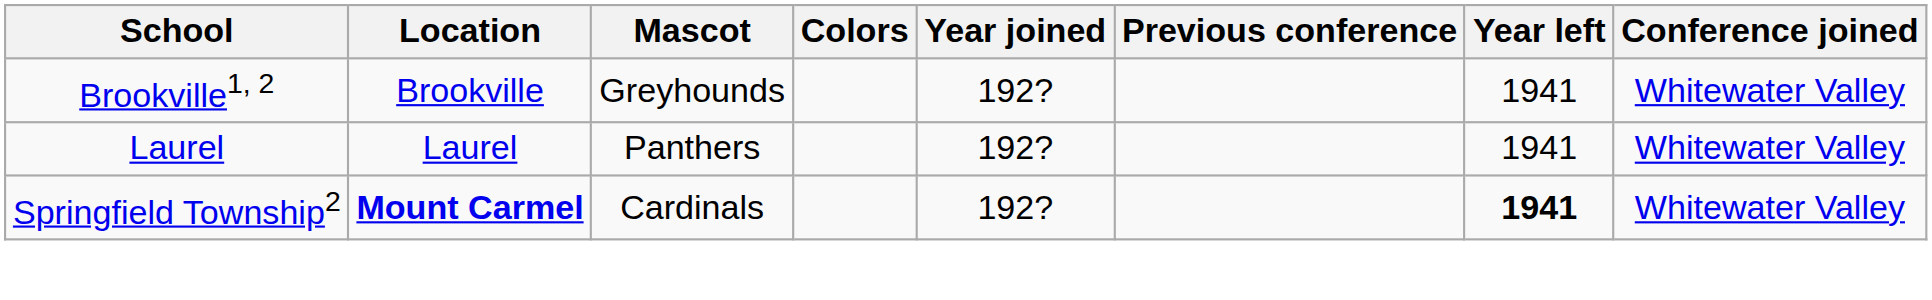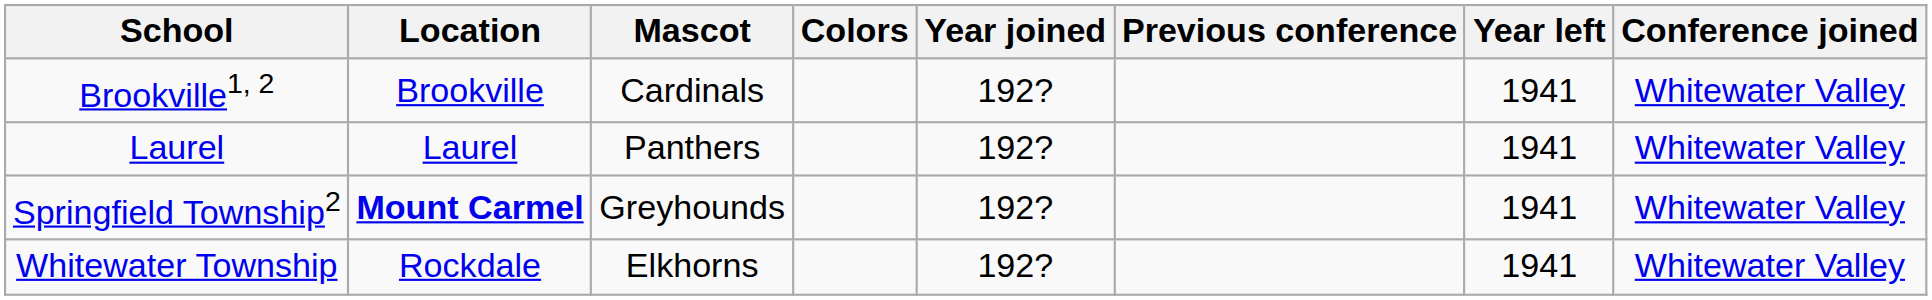(692, 90) Greyhounds -> (692, 90) Cardinals
(692, 207) Cardinals -> (692, 207) Greyhounds
(1539, 207) bold -> (1539, 207) normal
+ row: (177, 266)
